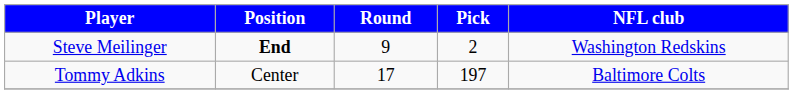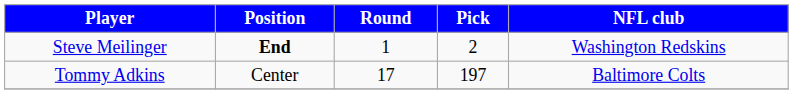(386, 46) 9 -> (386, 46) 1
